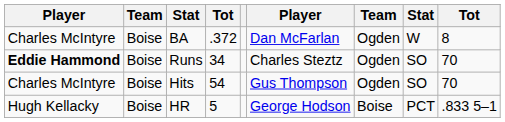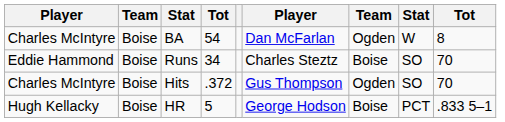(223, 38) .372 -> (212, 38) 54
(64, 60) bold -> (61, 60) normal
(378, 60) Ogden -> (370, 60) Boise
(217, 83) 54 -> (218, 83) .372
